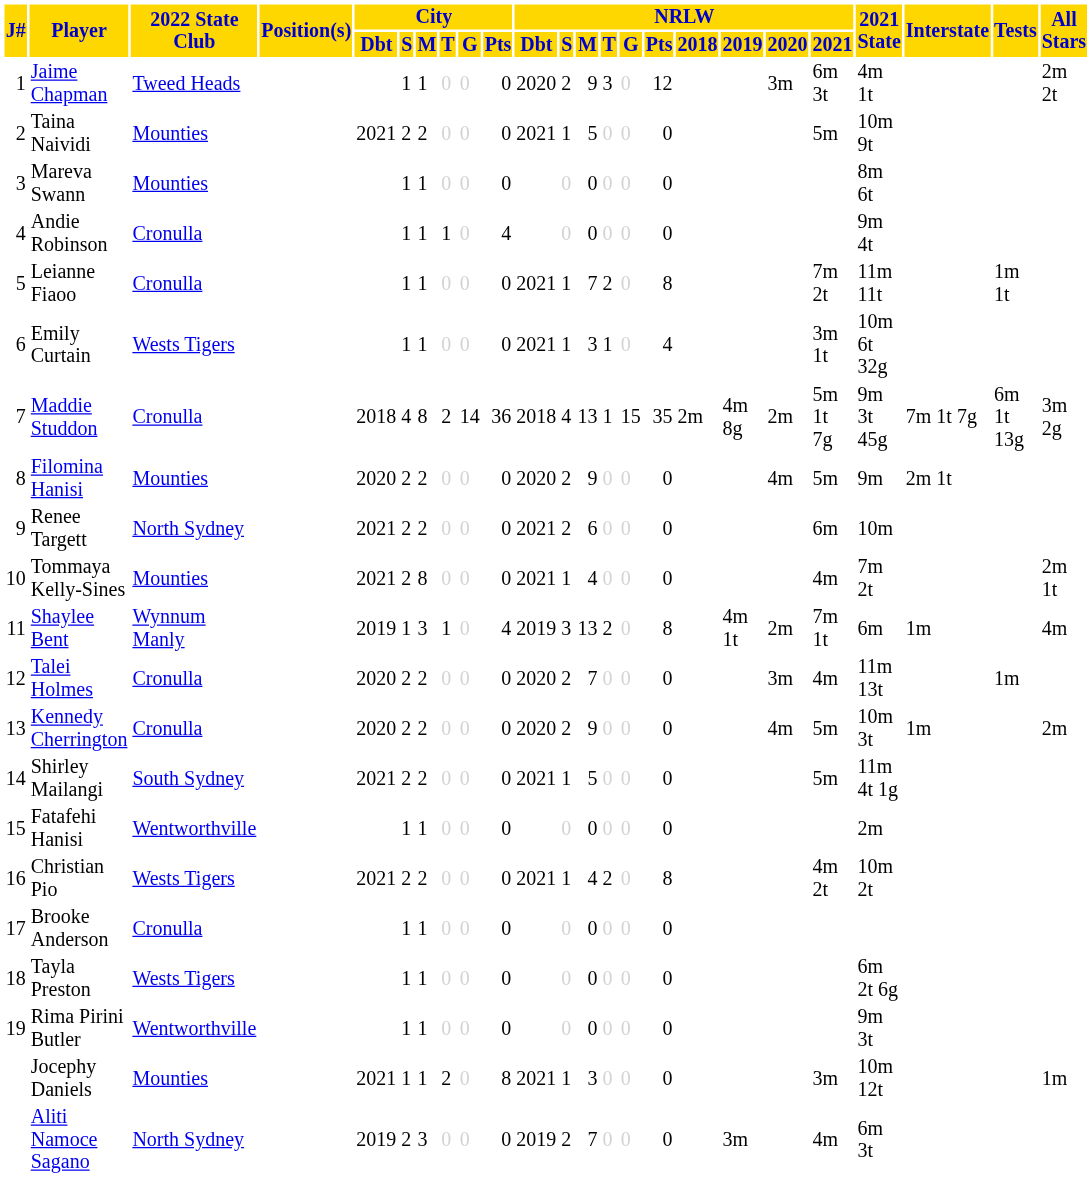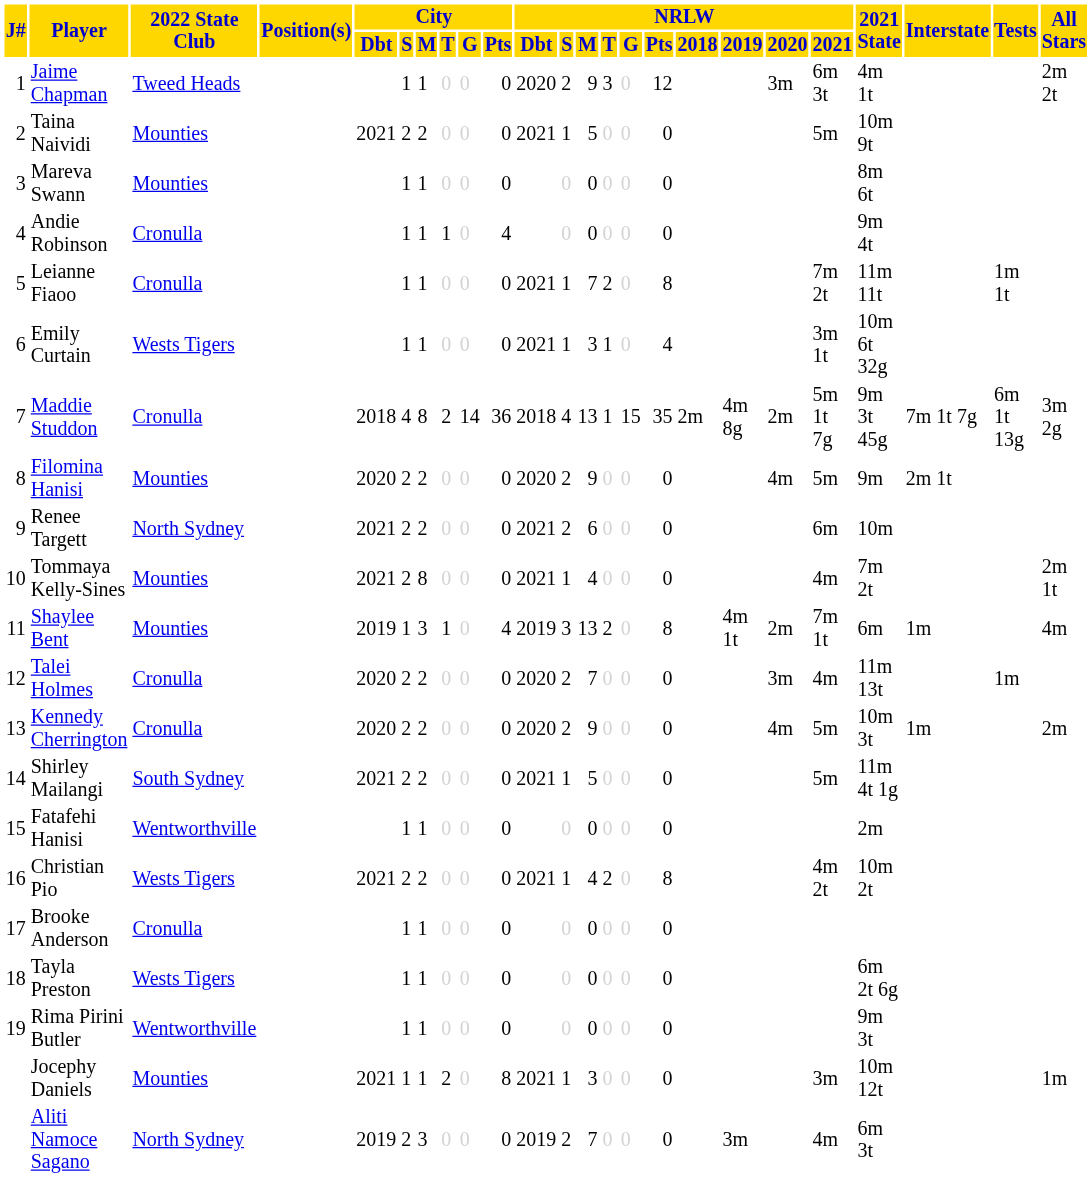(169, 628) Wynnum Manly -> (170, 628) Mounties
